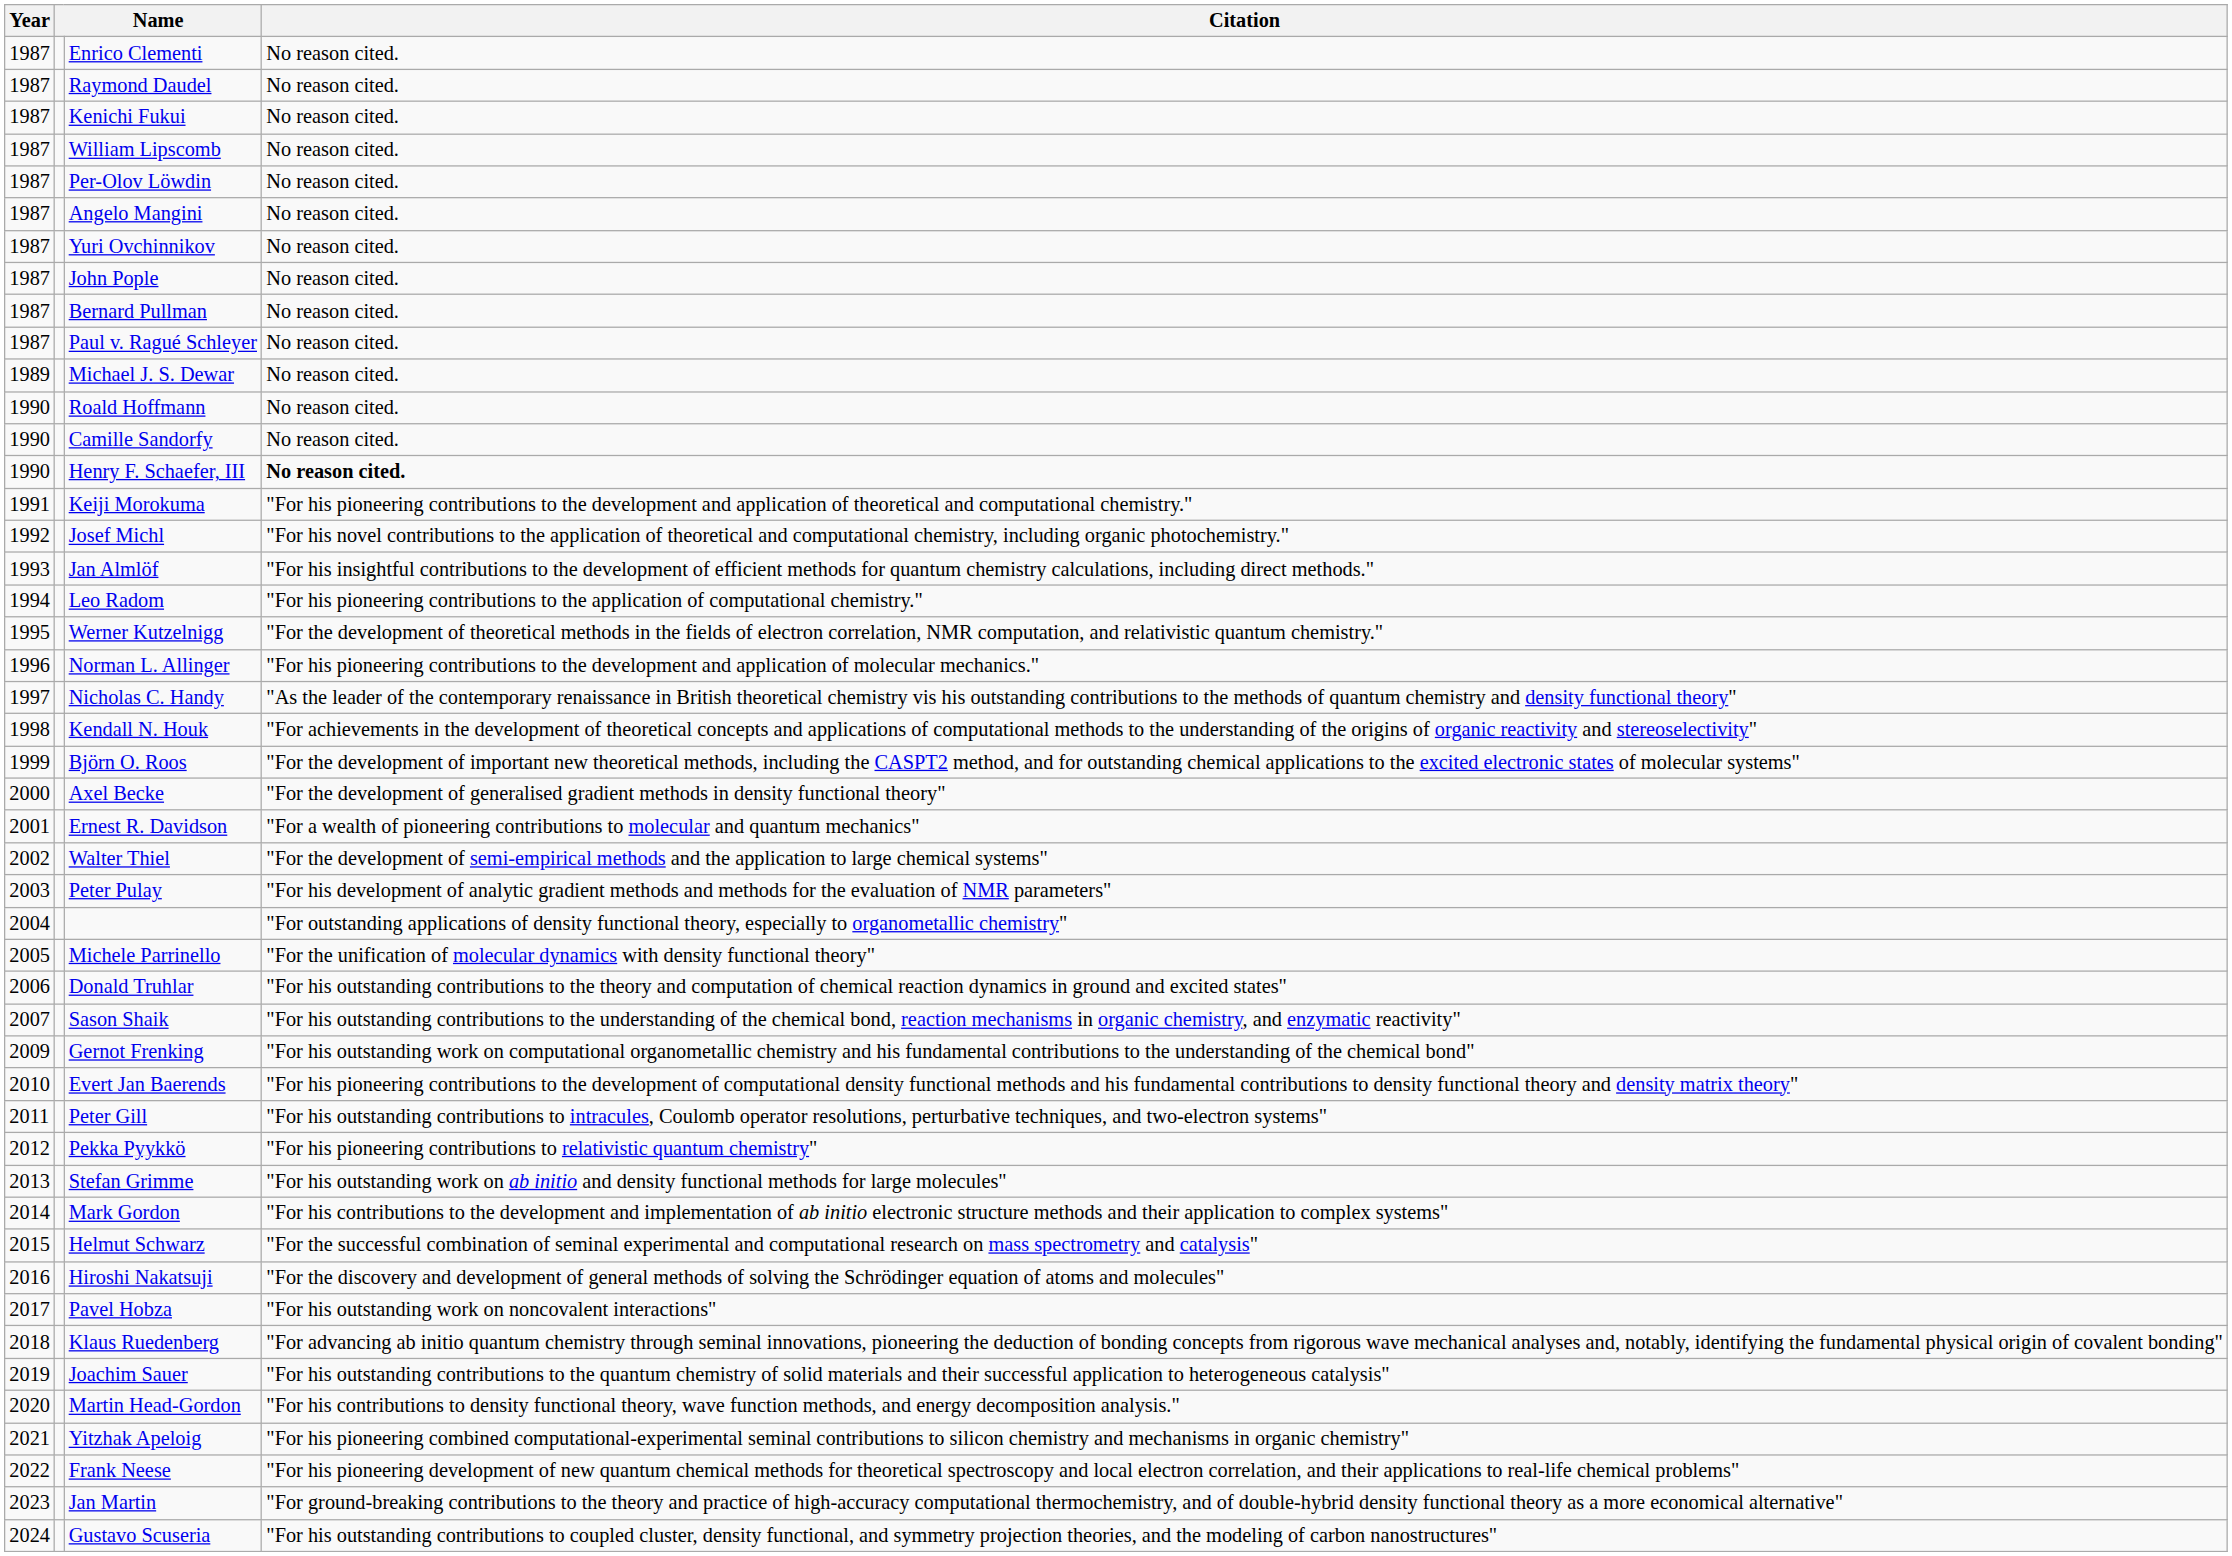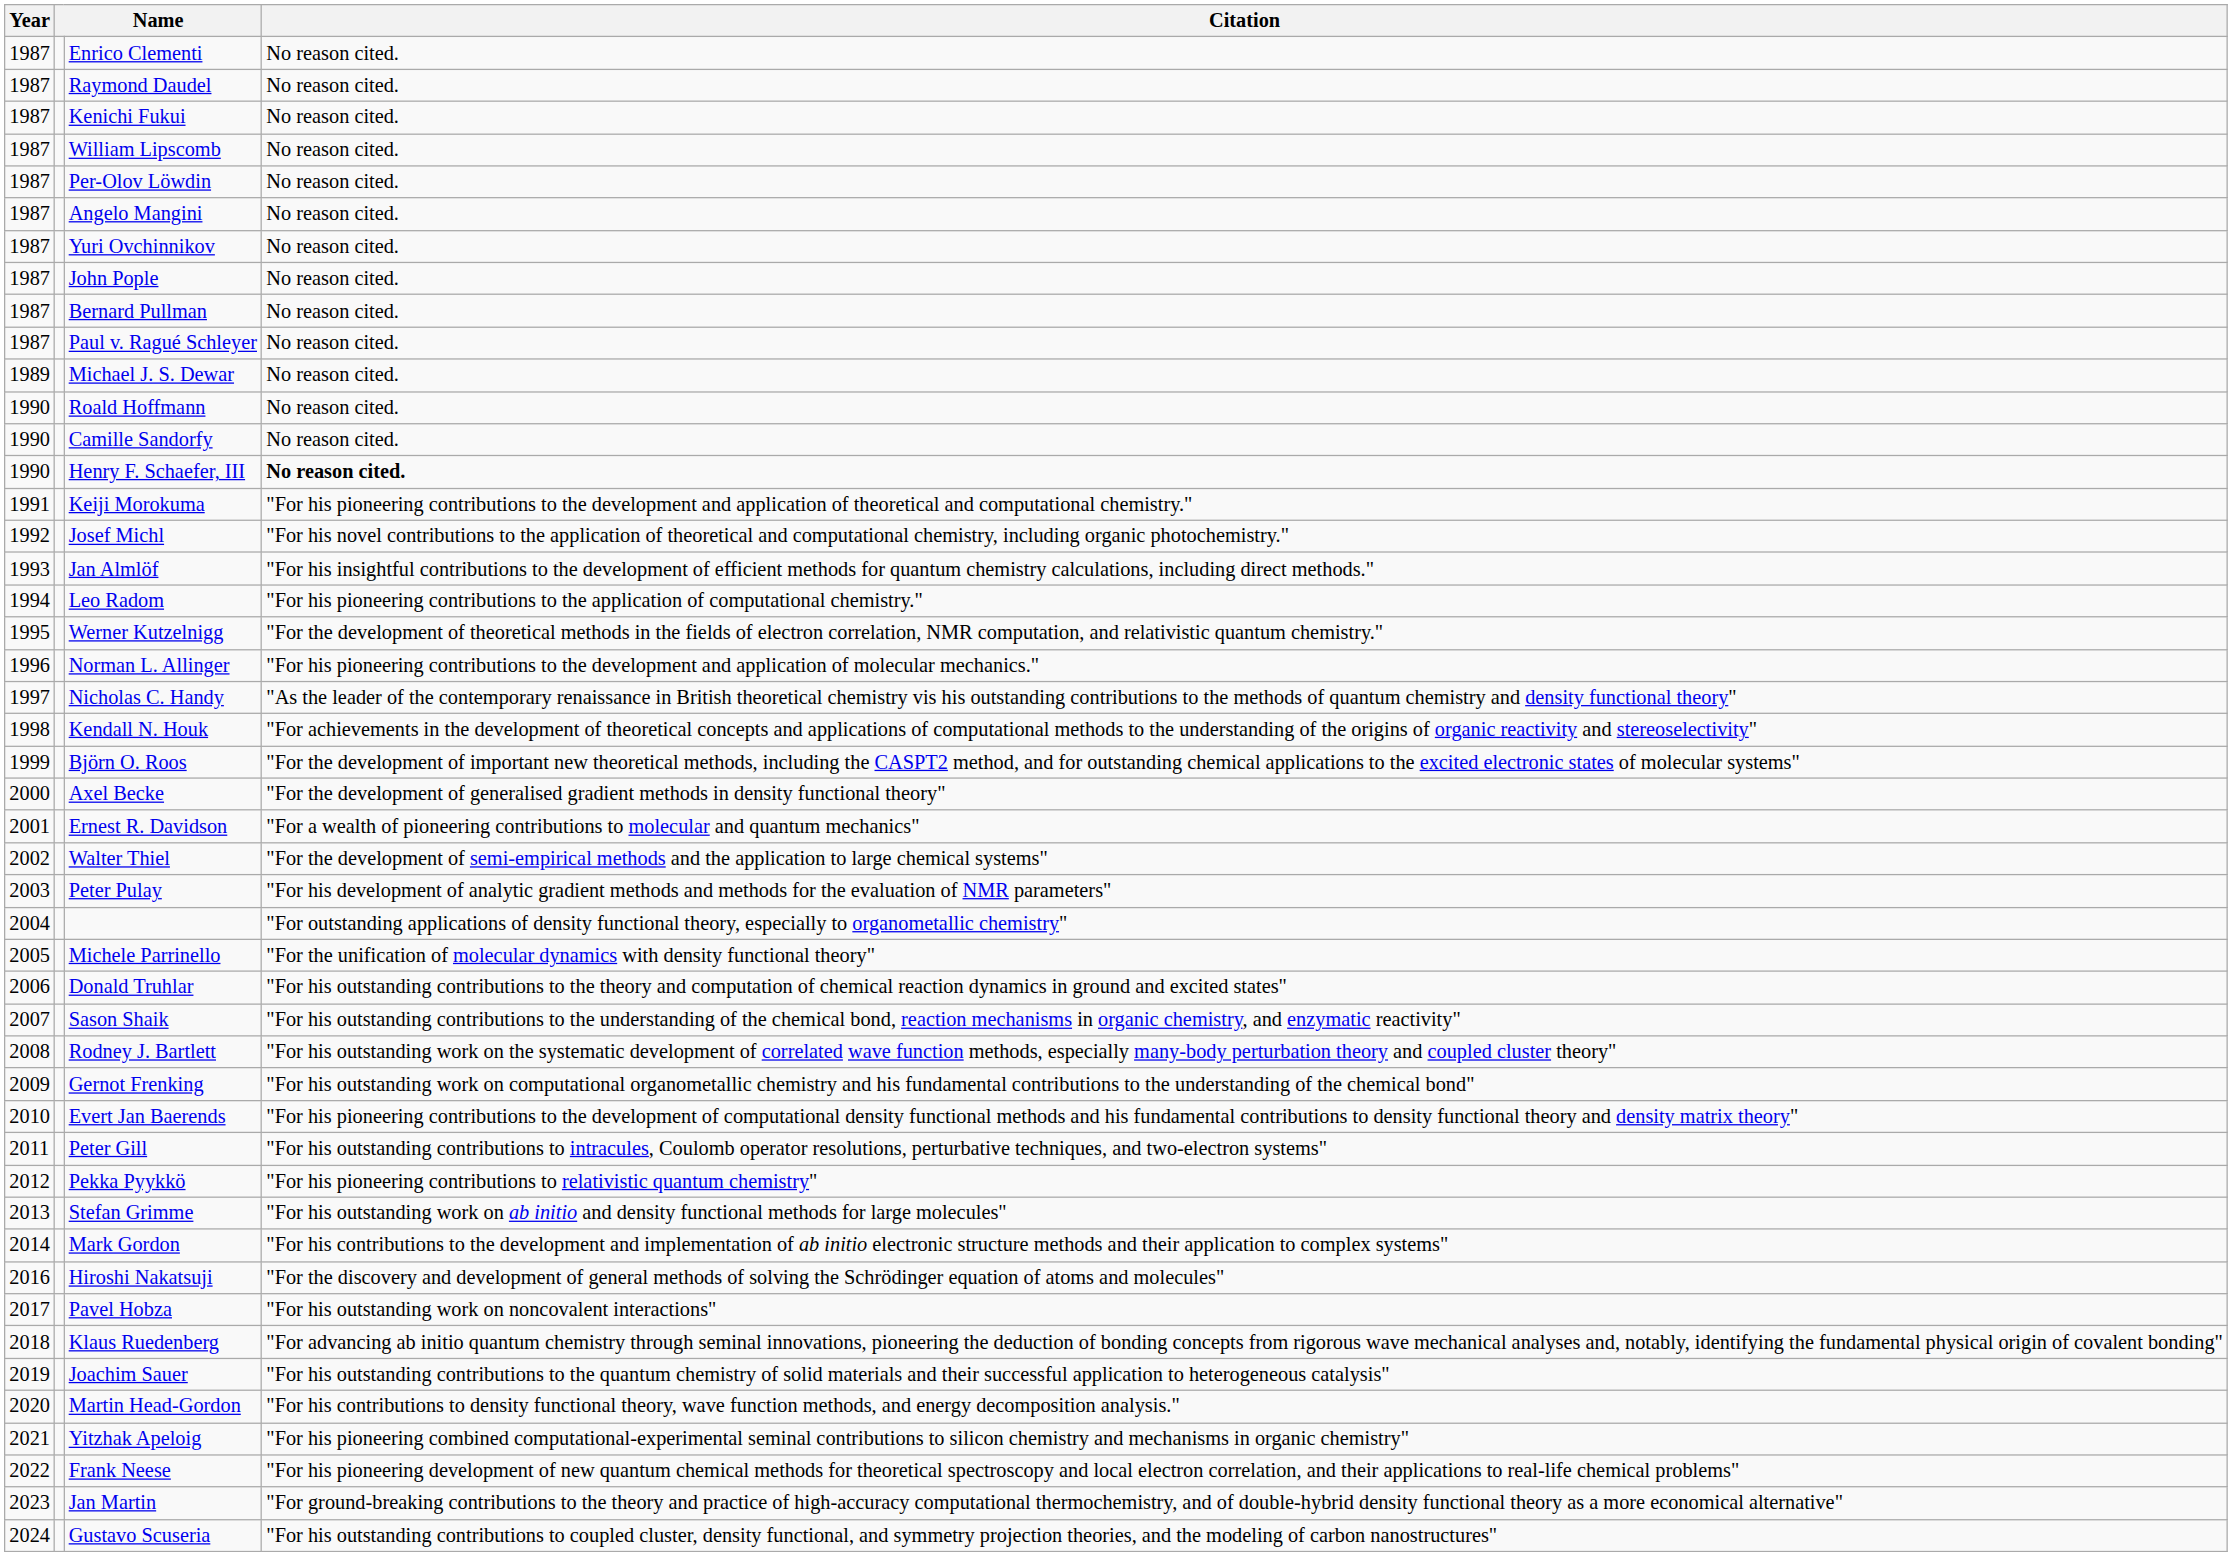+ row: (142, 1051)
- row: (137, 1245)
